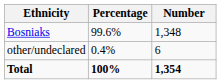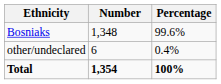columns swapped: (184, 13) <-> (120, 13)
